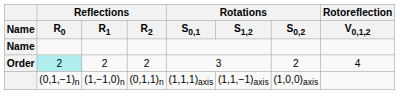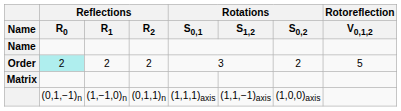(358, 63) 4 -> (360, 63) 5
+ row: (22, 79)
